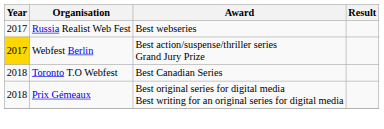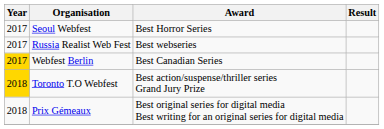+ row: (61, 28)
(206, 50) Best action/suspense/thriller series Grand Jury Prize -> (179, 61) Best Canadian Series
(17, 72) no background -> (17, 83) gold background
(179, 72) Best Canadian Series -> (206, 83) Best action/suspense/thriller series Grand Jury Prize
